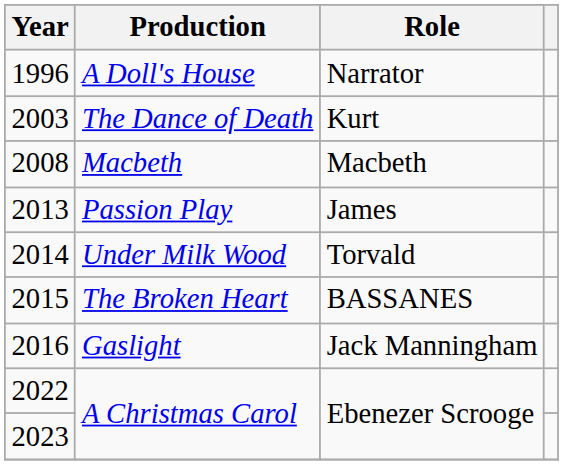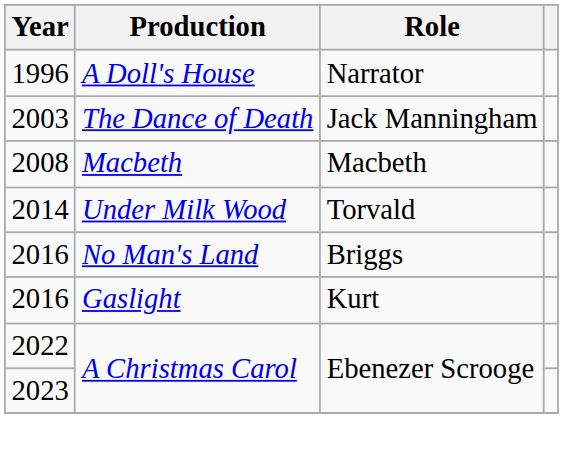(353, 118) Kurt -> (432, 118) Jack Manningham
- row: (40, 208)
- row: (40, 299)
+ row: (40, 254)
(432, 345) Jack Manningham -> (353, 299) Kurt
